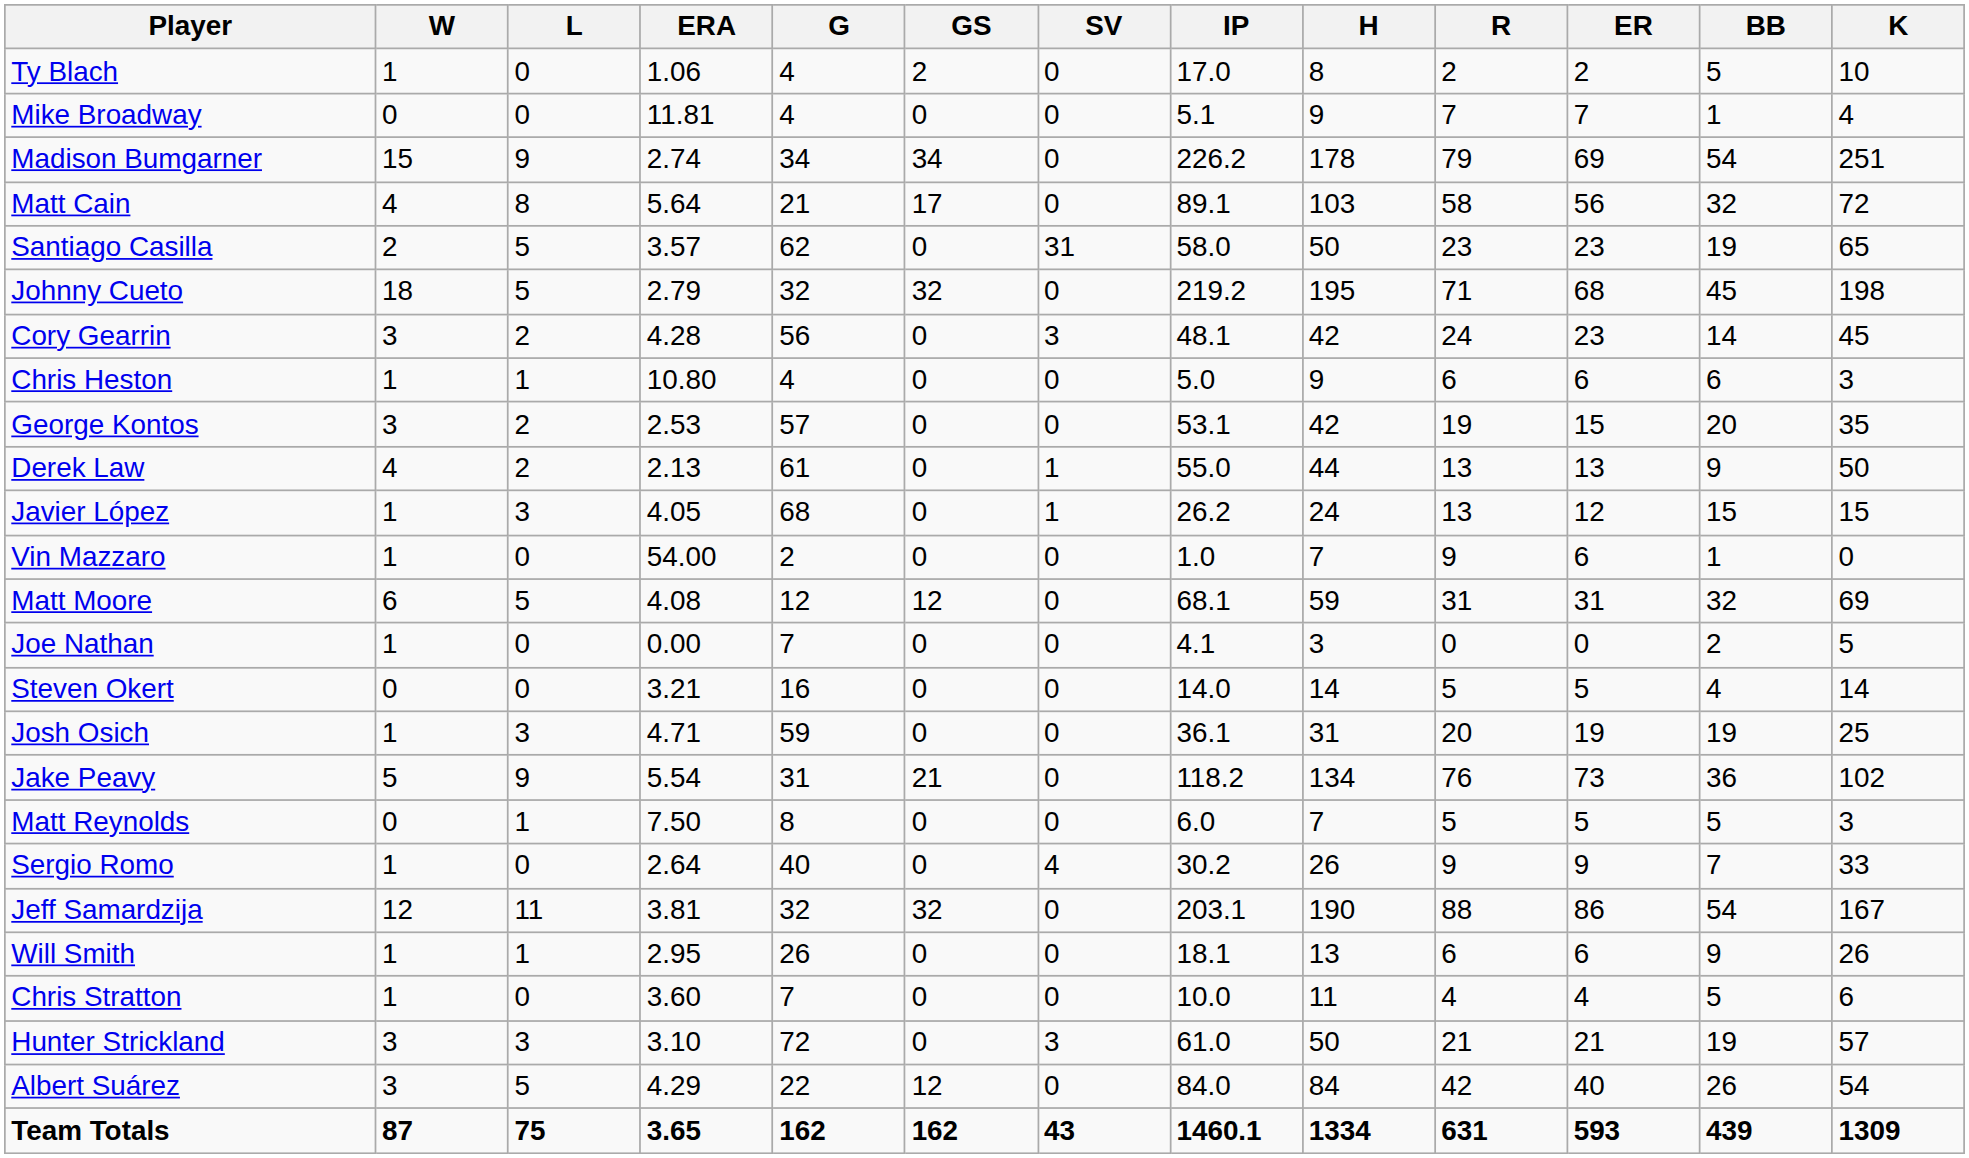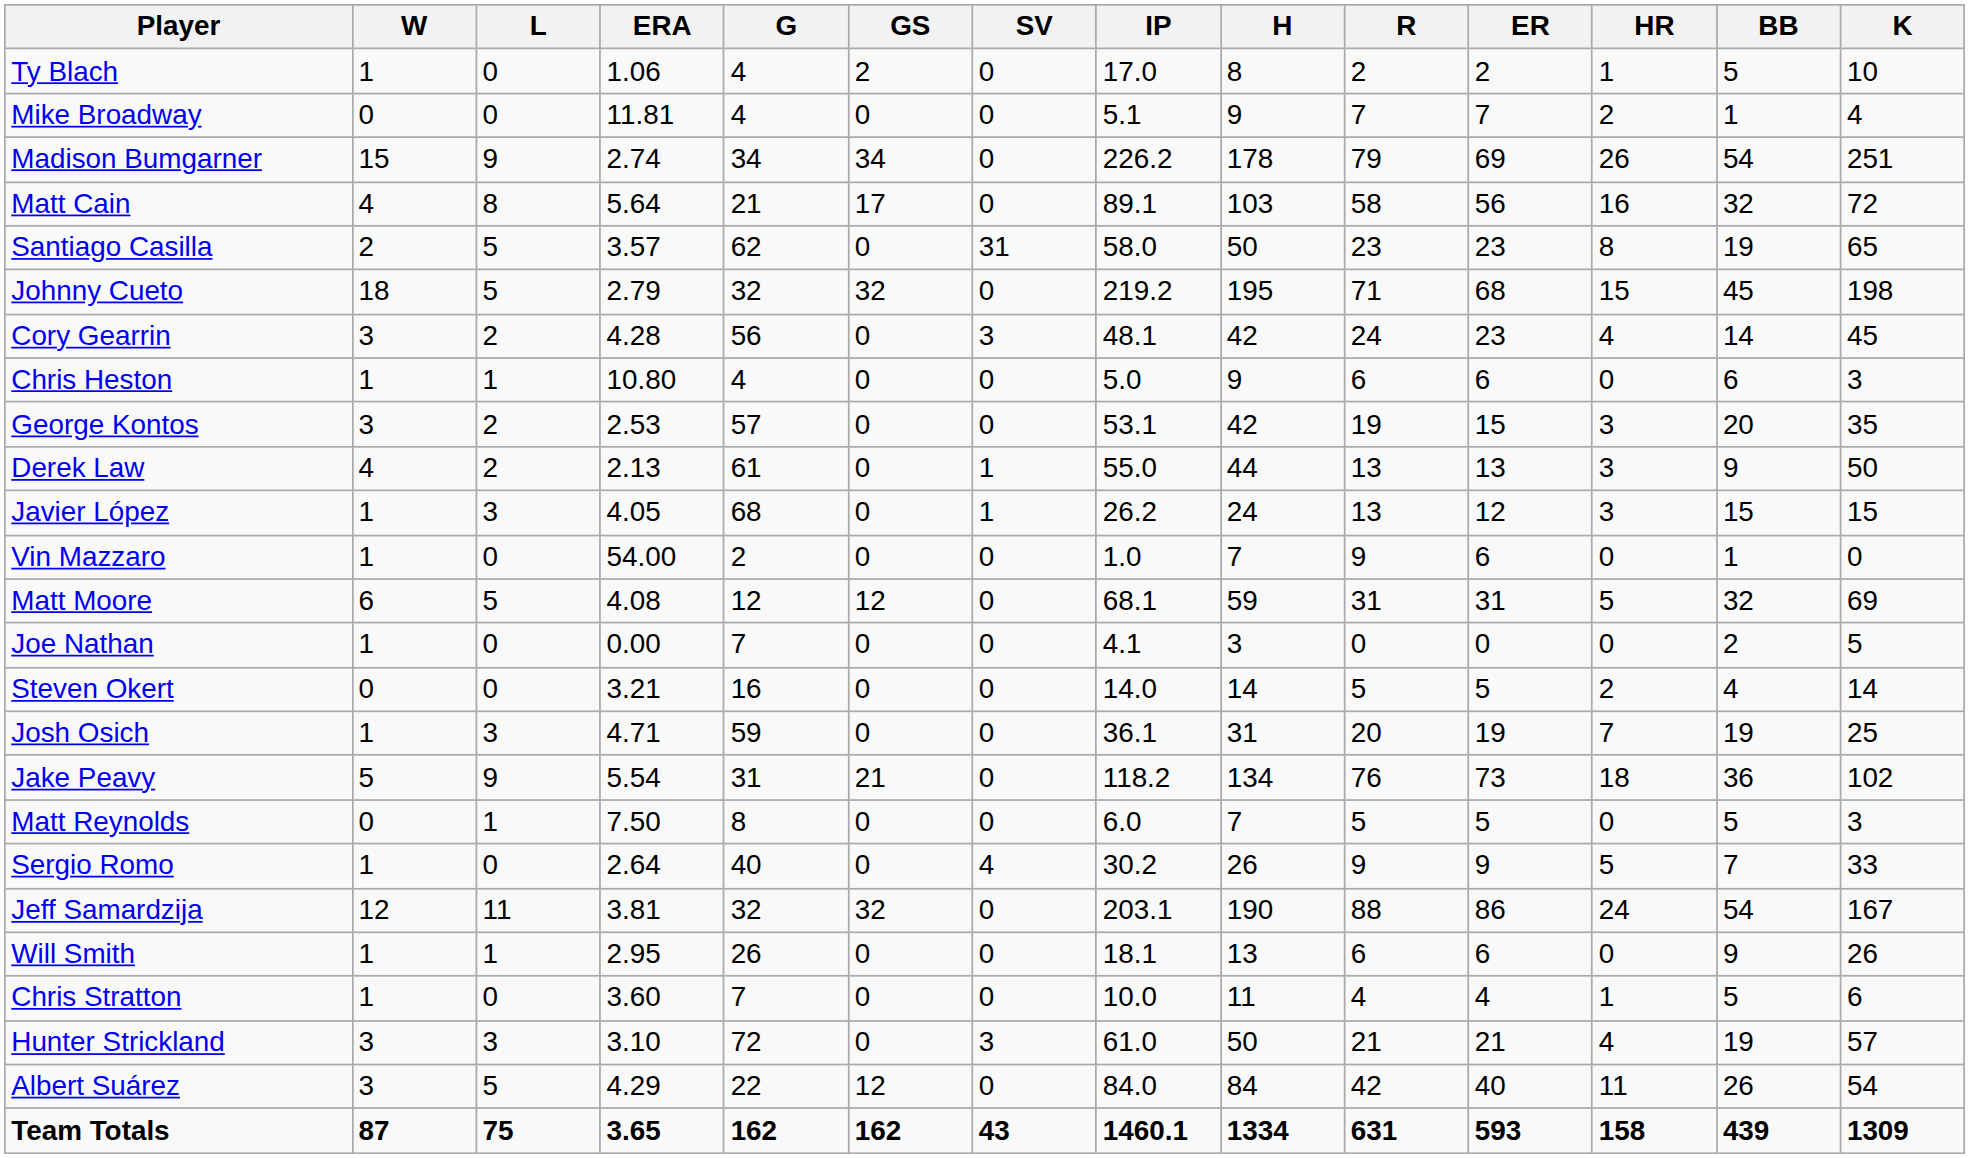+ column: (1654, 26)
